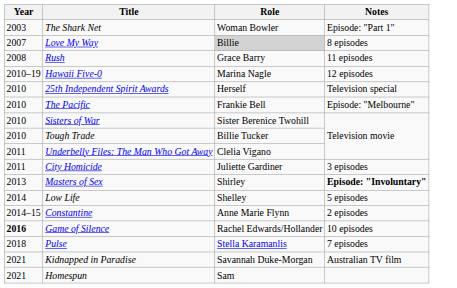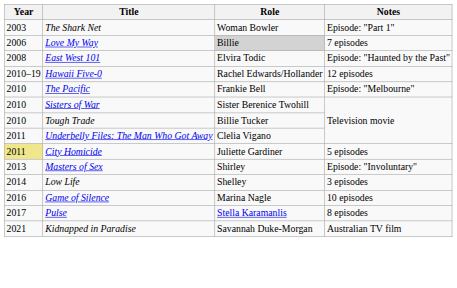(16, 43) 2007 -> (16, 43) 2006
(347, 43) 8 episodes -> (347, 43) 7 episodes
+ row: (73, 58)
- row: (55, 58)
(244, 74) Marina Nagle -> (270, 74) Rachel Edwards/Hollander
- row: (107, 89)
(16, 167) no background -> (16, 151) khaki background
(347, 167) 3 episodes -> (347, 151) 5 episodes
(377, 182) bold -> (372, 167) normal
(347, 197) 5 episodes -> (347, 182) 3 episodes
- row: (69, 213)
(16, 228) bold -> (16, 197) normal
(270, 228) Rachel Edwards/Hollander -> (244, 197) Marina Nagle
(16, 244) 2018 -> (16, 213) 2017
(347, 244) 7 episodes -> (347, 213) 8 episodes
- row: (66, 275)
